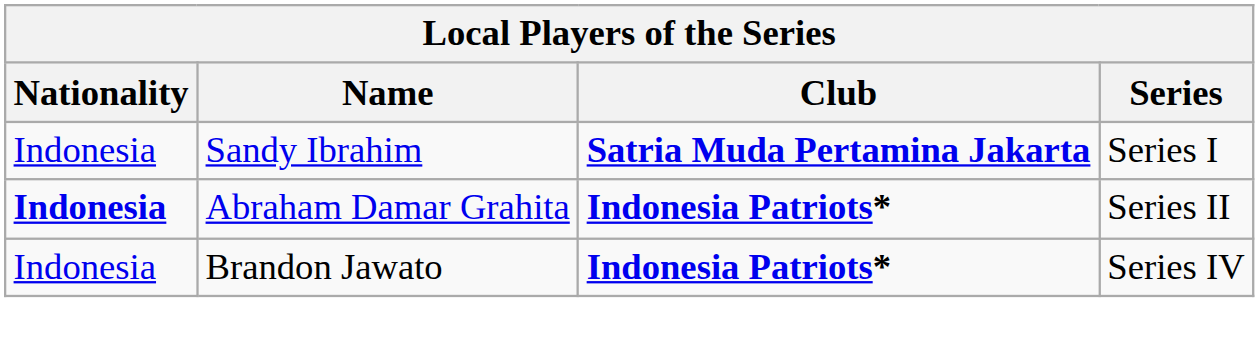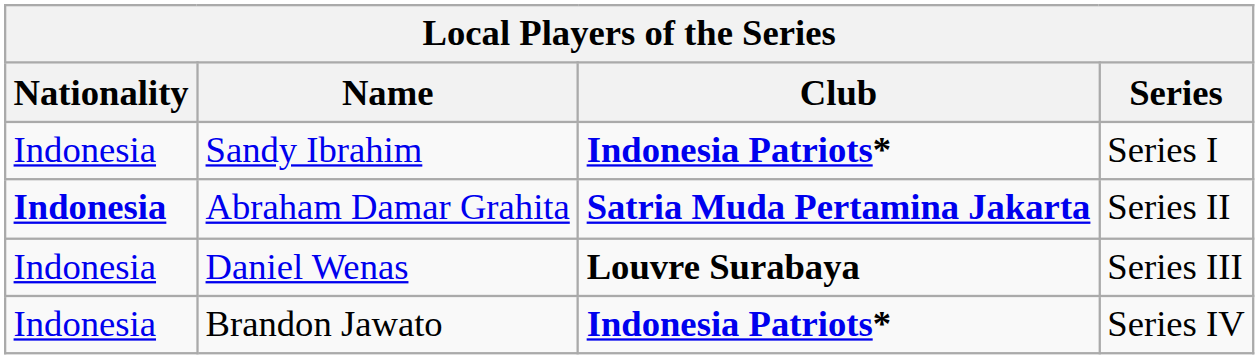(839, 149) Satria Muda Pertamina Jakarta -> (739, 149) Indonesia Patriots*
(739, 207) Indonesia Patriots* -> (839, 207) Satria Muda Pertamina Jakarta
+ row: (307, 265)
